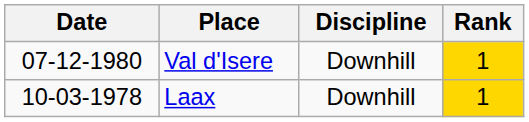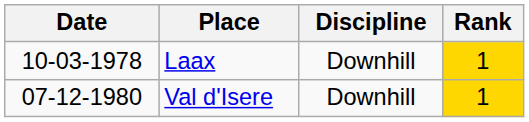rows swapped: (219, 60) <-> (190, 97)
